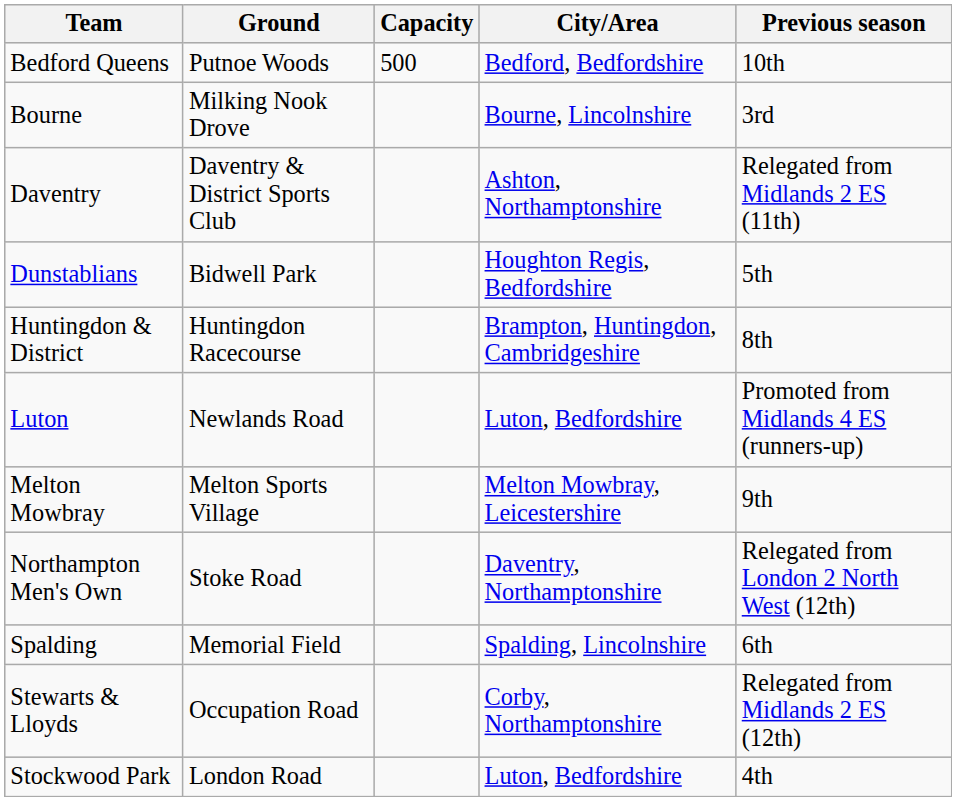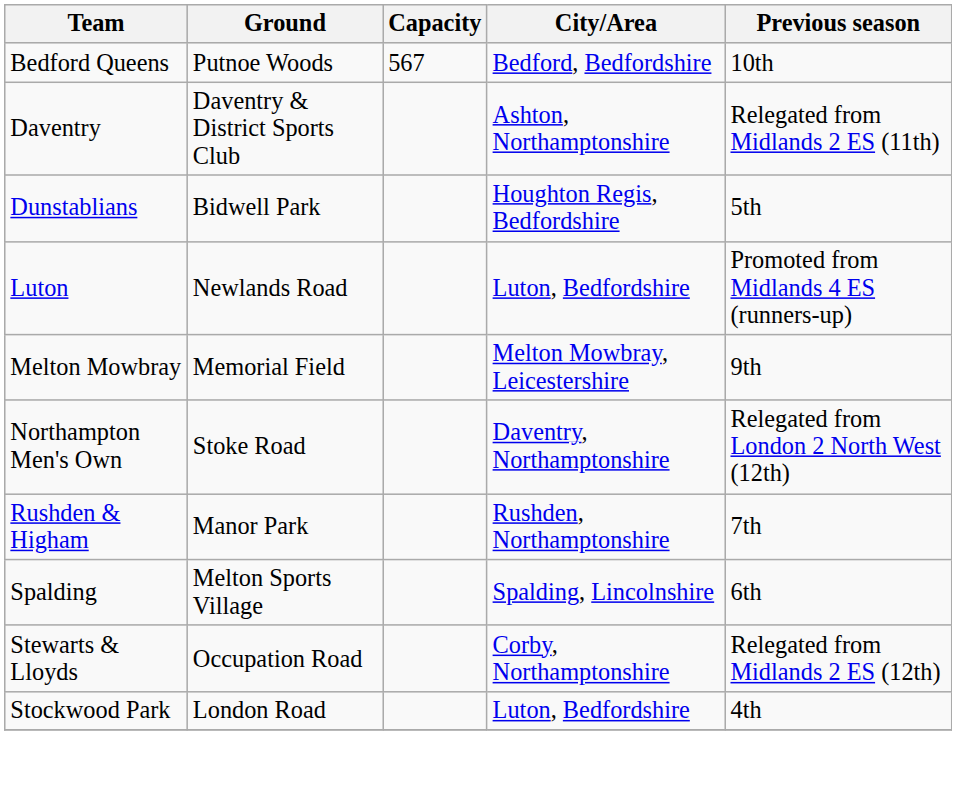(398, 62) 500 -> (406, 62) 567
- row: (46, 114)
- row: (81, 339)
(258, 498) Melton Sports Village -> (269, 367) Memorial Field
+ row: (65, 526)
(265, 644) Memorial Field -> (262, 592) Melton Sports Village
